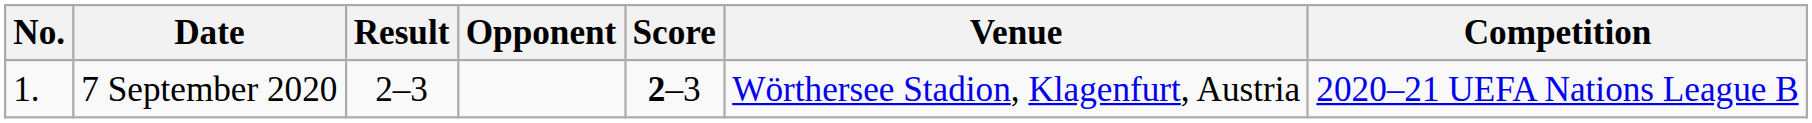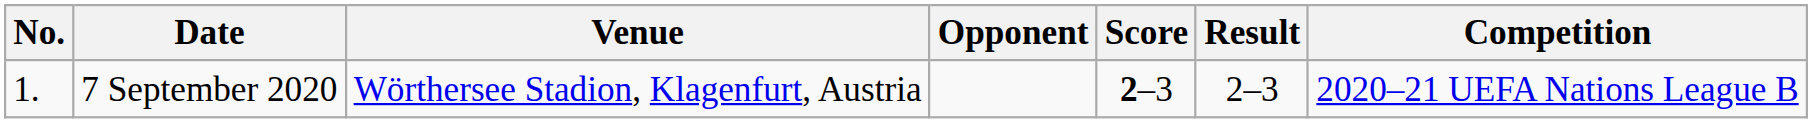columns swapped: (1016, 32) <-> (402, 32)
